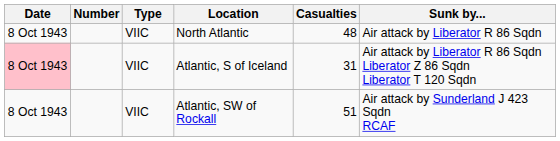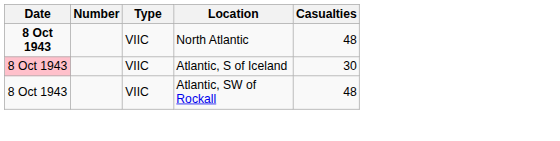- column: (457, 14)
(38, 33) normal -> (38, 40) bold
(350, 66) 31 -> (350, 66) 30
(350, 113) 51 -> (350, 92) 48
